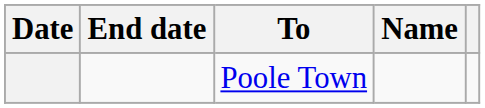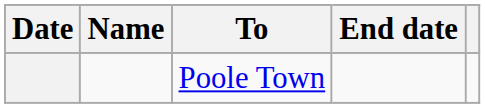columns swapped: (420, 28) <-> (147, 28)
